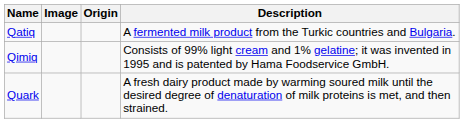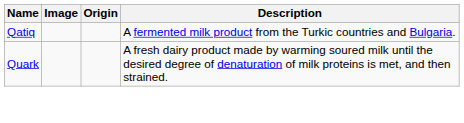- row: (22, 57)
